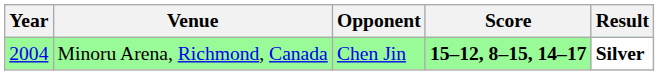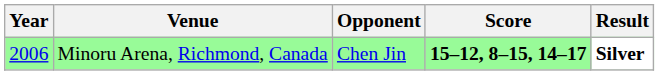(29, 53) 2004 -> (29, 53) 2006
